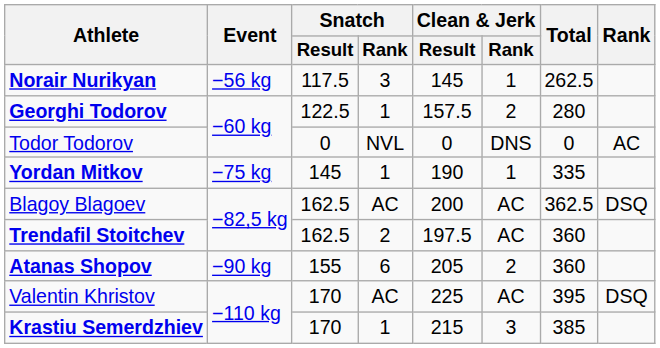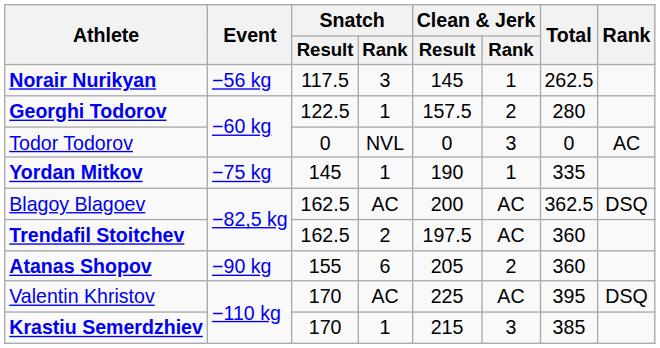(511, 143) DNS -> (511, 143) 3
